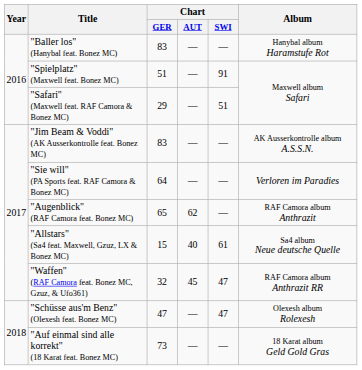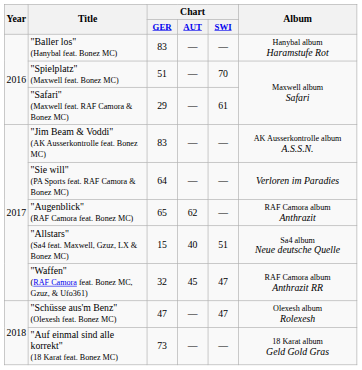(223, 74) 91 -> (223, 74) 70
(223, 106) 51 -> (223, 106) 61
(223, 244) 61 -> (223, 244) 51
